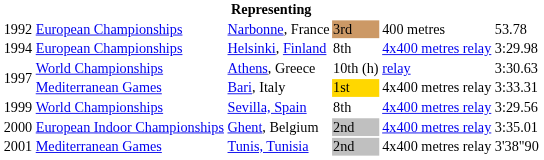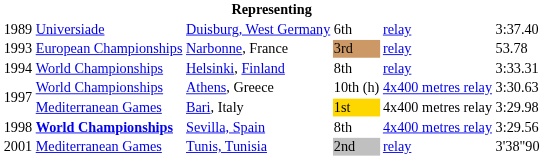+ row: (258, 29)
(18, 29) 1992 -> (18, 48) 1993
(414, 29) 400 metres -> (397, 48) relay
(109, 48) European Championships -> (99, 68) World Championships
(437, 48) 4x400 metres relay -> (397, 68) relay
(516, 48) 3:29.98 -> (517, 68) 3:33.31
(396, 68) relay -> (437, 88) 4x400 metres relay
(516, 88) 3:33.31 -> (517, 107) 3:29.98
(18, 107) 1999 -> (18, 127) 1998
(99, 107) normal -> (104, 127) bold
- row: (273, 127)
(437, 146) 4x400 metres relay -> (397, 146) relay
